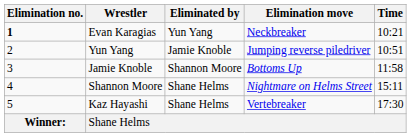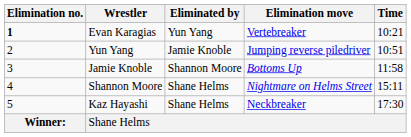(276, 31) Neckbreaker -> (276, 31) Vertebreaker
(276, 104) Vertebreaker -> (276, 104) Neckbreaker
